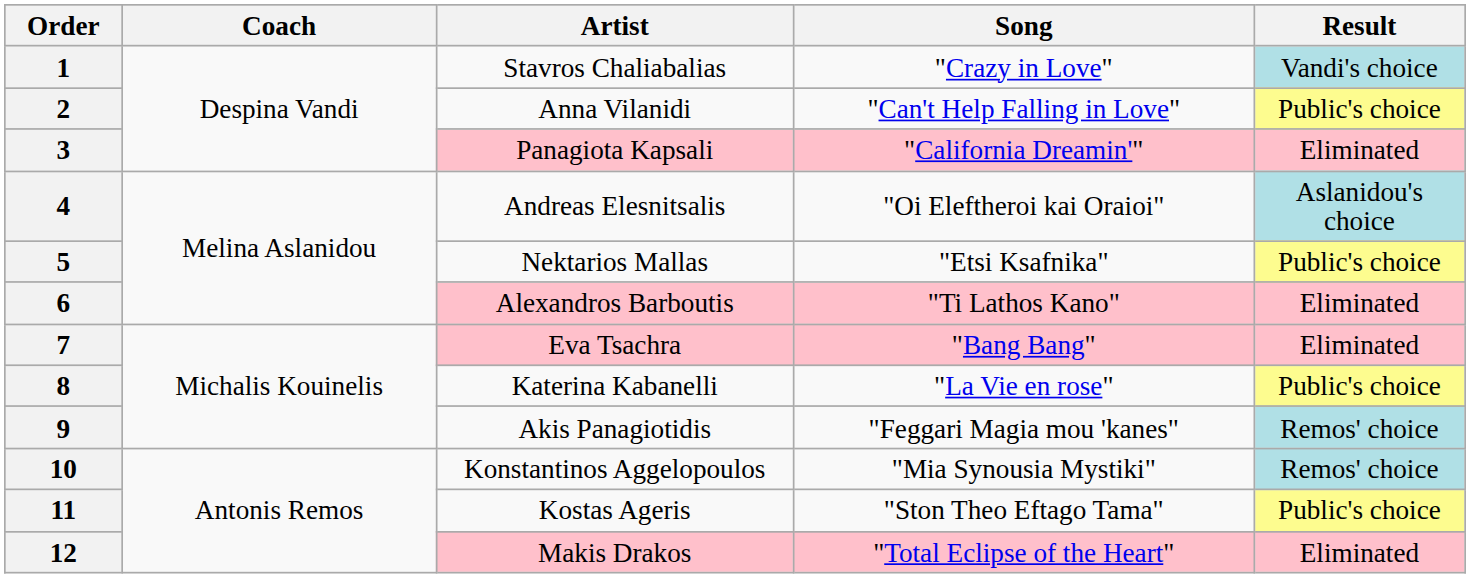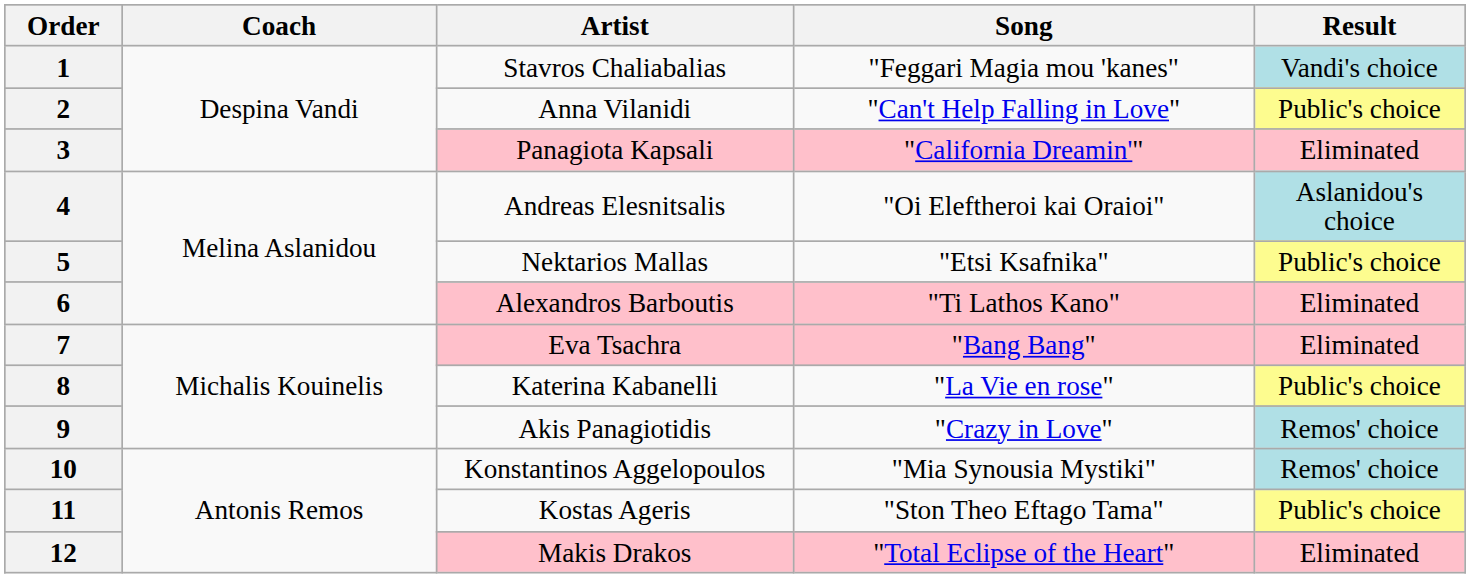(1024, 67) "Crazy in Love" -> (1024, 67) "Feggari Magia mou 'kanes"
(1024, 427) "Feggari Magia mou 'kanes" -> (1024, 427) "Crazy in Love"
